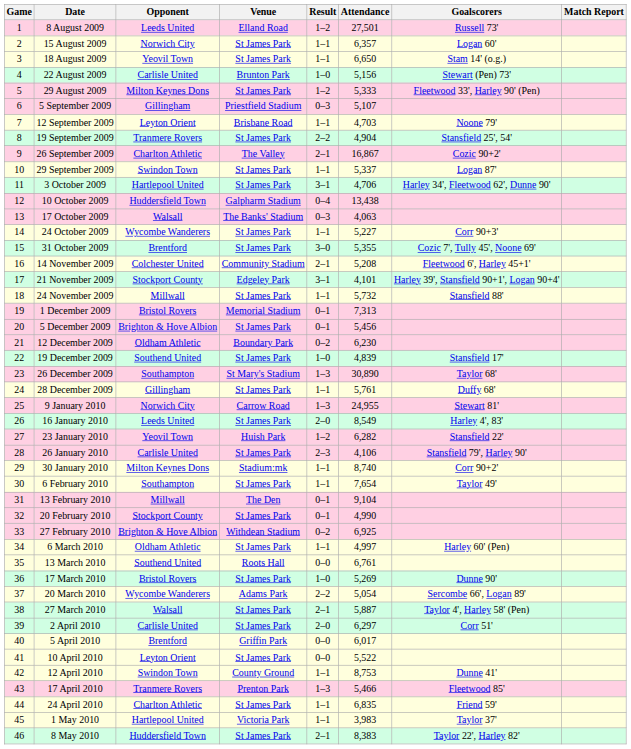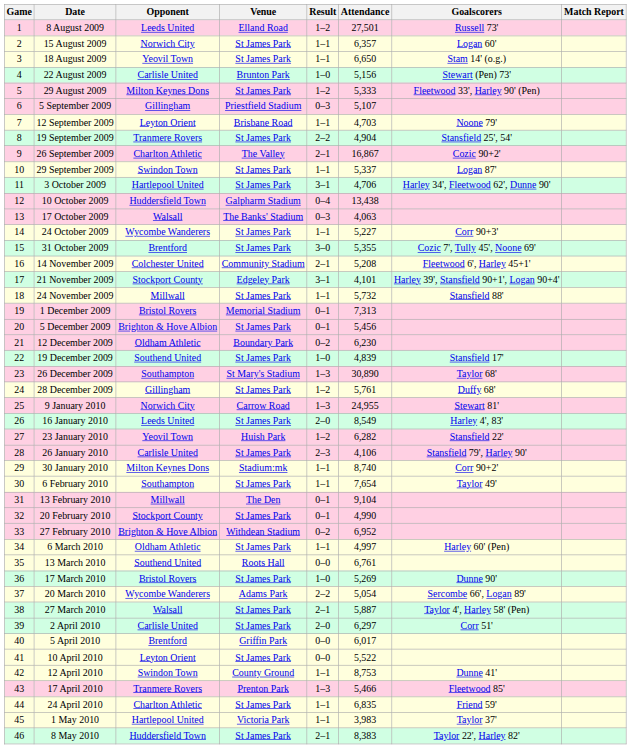(323, 389) 1–1 -> (323, 389) 1–2
(365, 531) 6,925 -> (365, 531) 6,952
